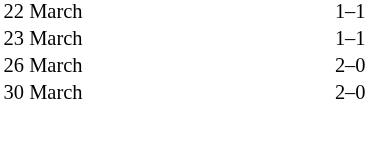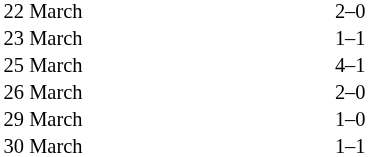(350, 11) 1–1 -> (350, 11) 2–0
+ row: (43, 65)
+ row: (43, 119)
(350, 92) 2–0 -> (350, 146) 1–1
